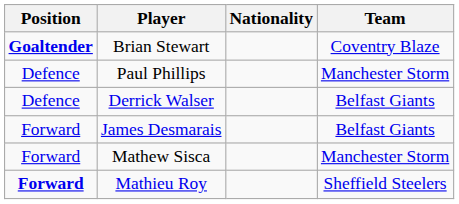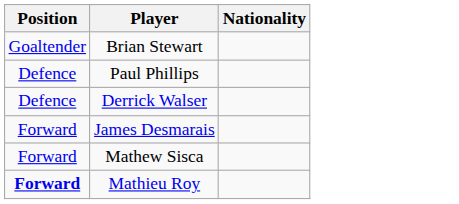- column: (385, 18)
(51, 45) bold -> (47, 45) normal
